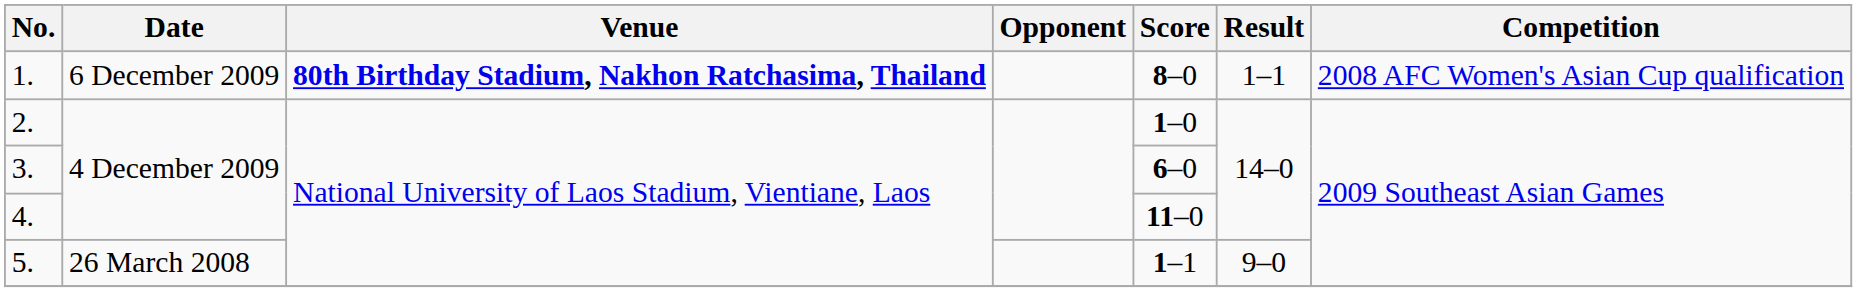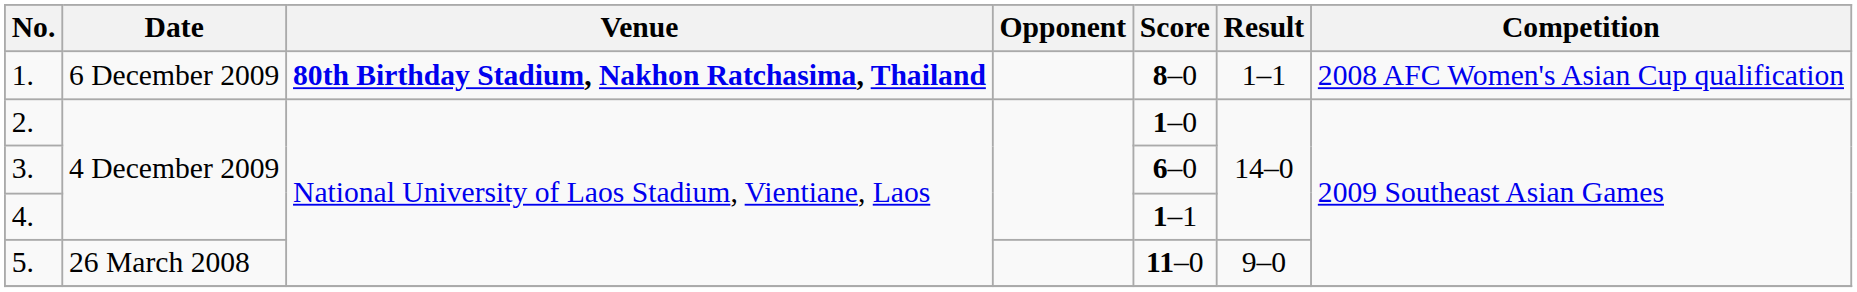(1175, 215) 11–0 -> (1175, 215) 1–1
(1175, 262) 1–1 -> (1175, 262) 11–0
